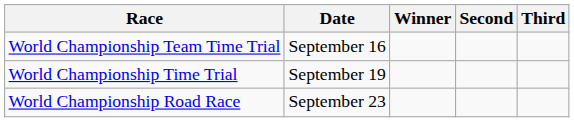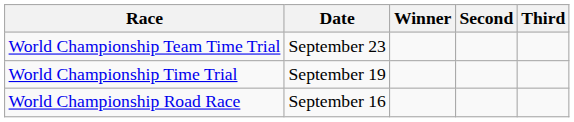(337, 46) September 16 -> (337, 46) September 23
(337, 102) September 23 -> (337, 102) September 16
